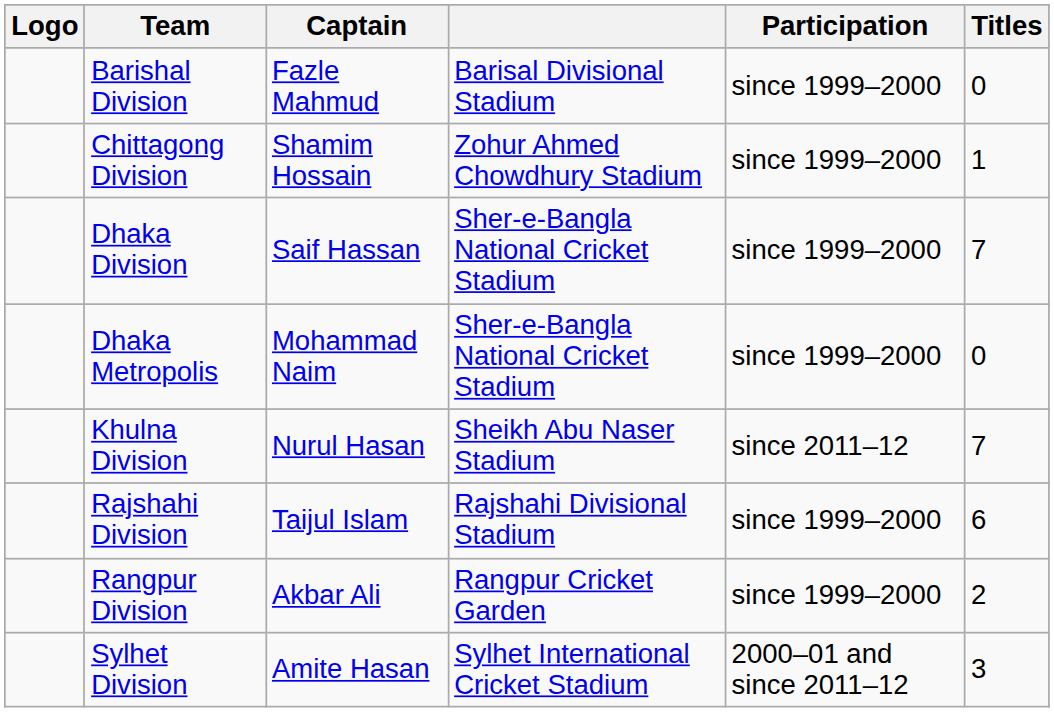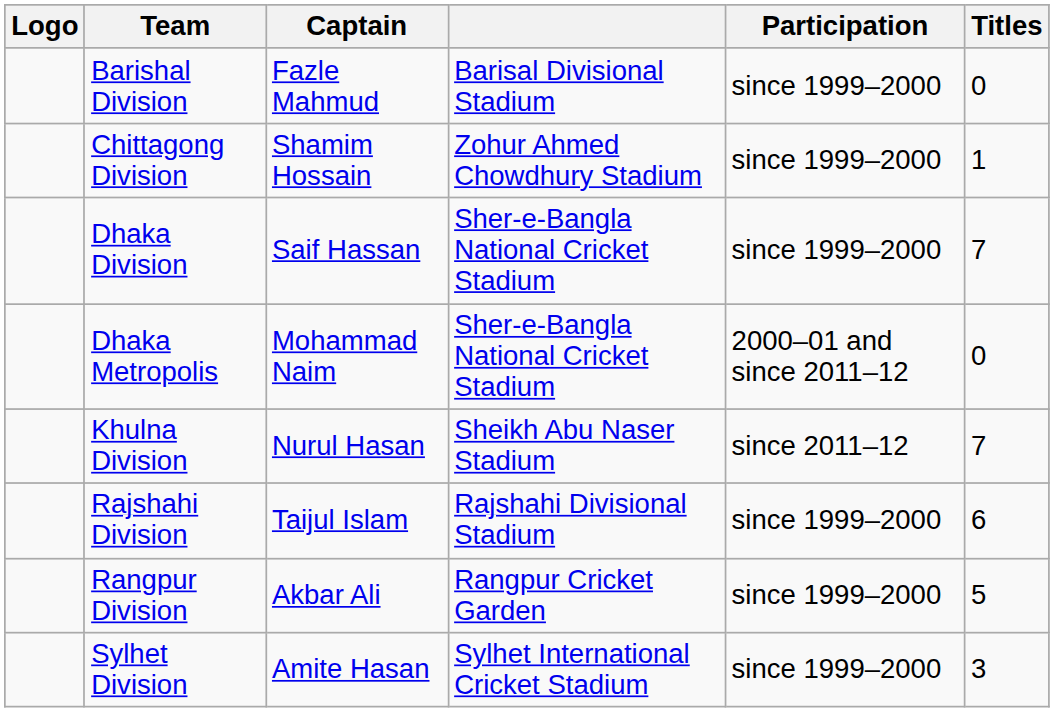(836, 355) since 1999–2000 -> (820, 355) 2000–01 and since 2011–12
(979, 594) 2 -> (979, 594) 5
(820, 669) 2000–01 and since 2011–12 -> (836, 669) since 1999–2000
